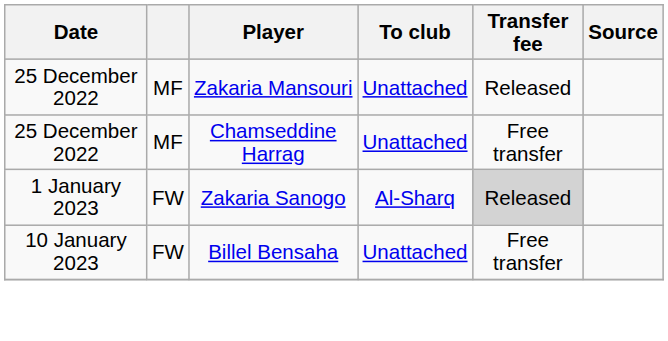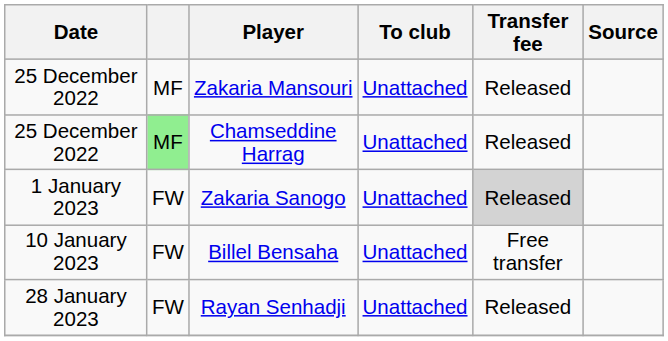(168, 142) no background -> (168, 142) lightgreen background
(528, 142) Free transfer -> (528, 142) Released
(415, 197) Al-Sharq -> (415, 197) Unattached
+ row: (273, 307)
